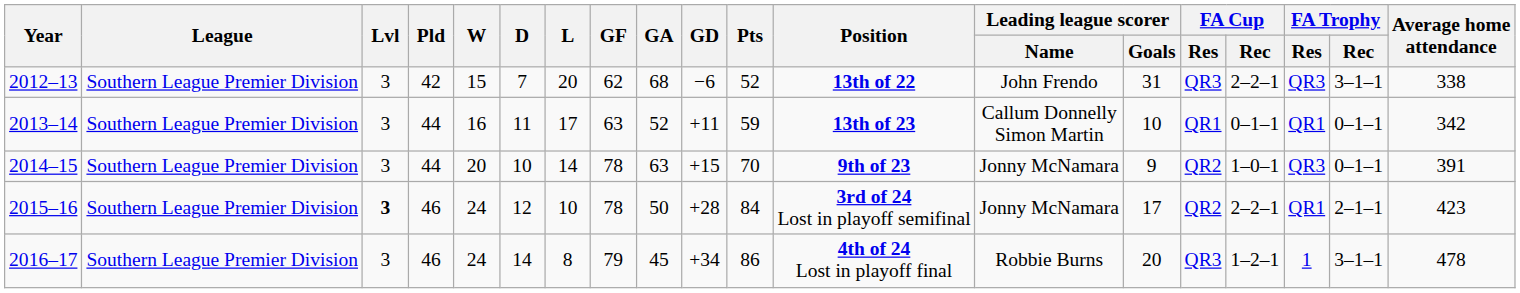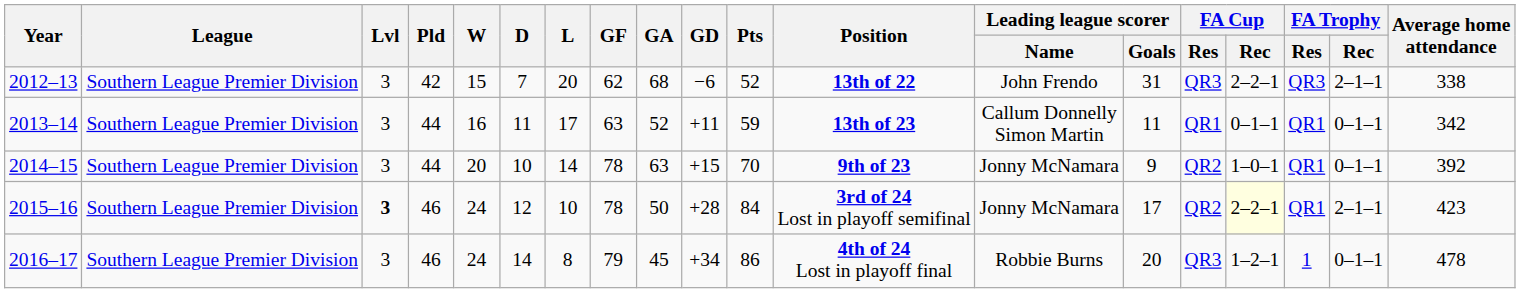(1359, 81) 3–1–1 -> (1359, 81) 2–1–1
(1152, 123) 10 -> (1152, 123) 11
(1307, 165) QR3 -> (1307, 165) QR1
(1451, 165) 391 -> (1451, 165) 392
(1255, 207) no background -> (1255, 207) lightyellow background
(1359, 260) 3–1–1 -> (1359, 260) 0–1–1
